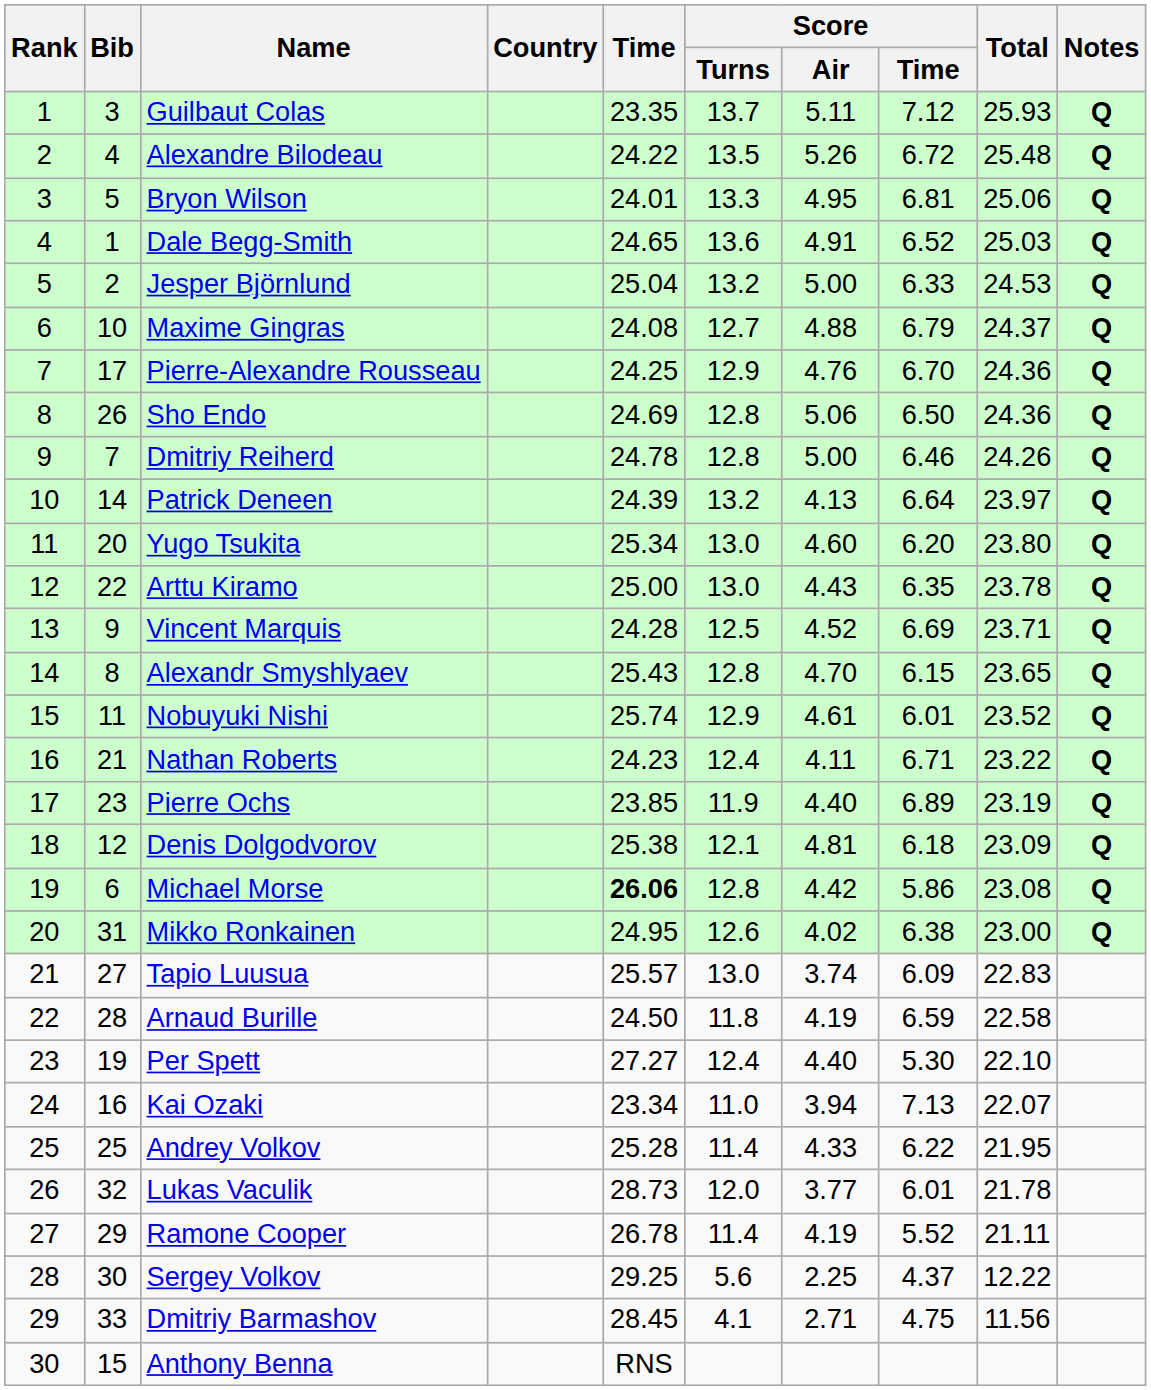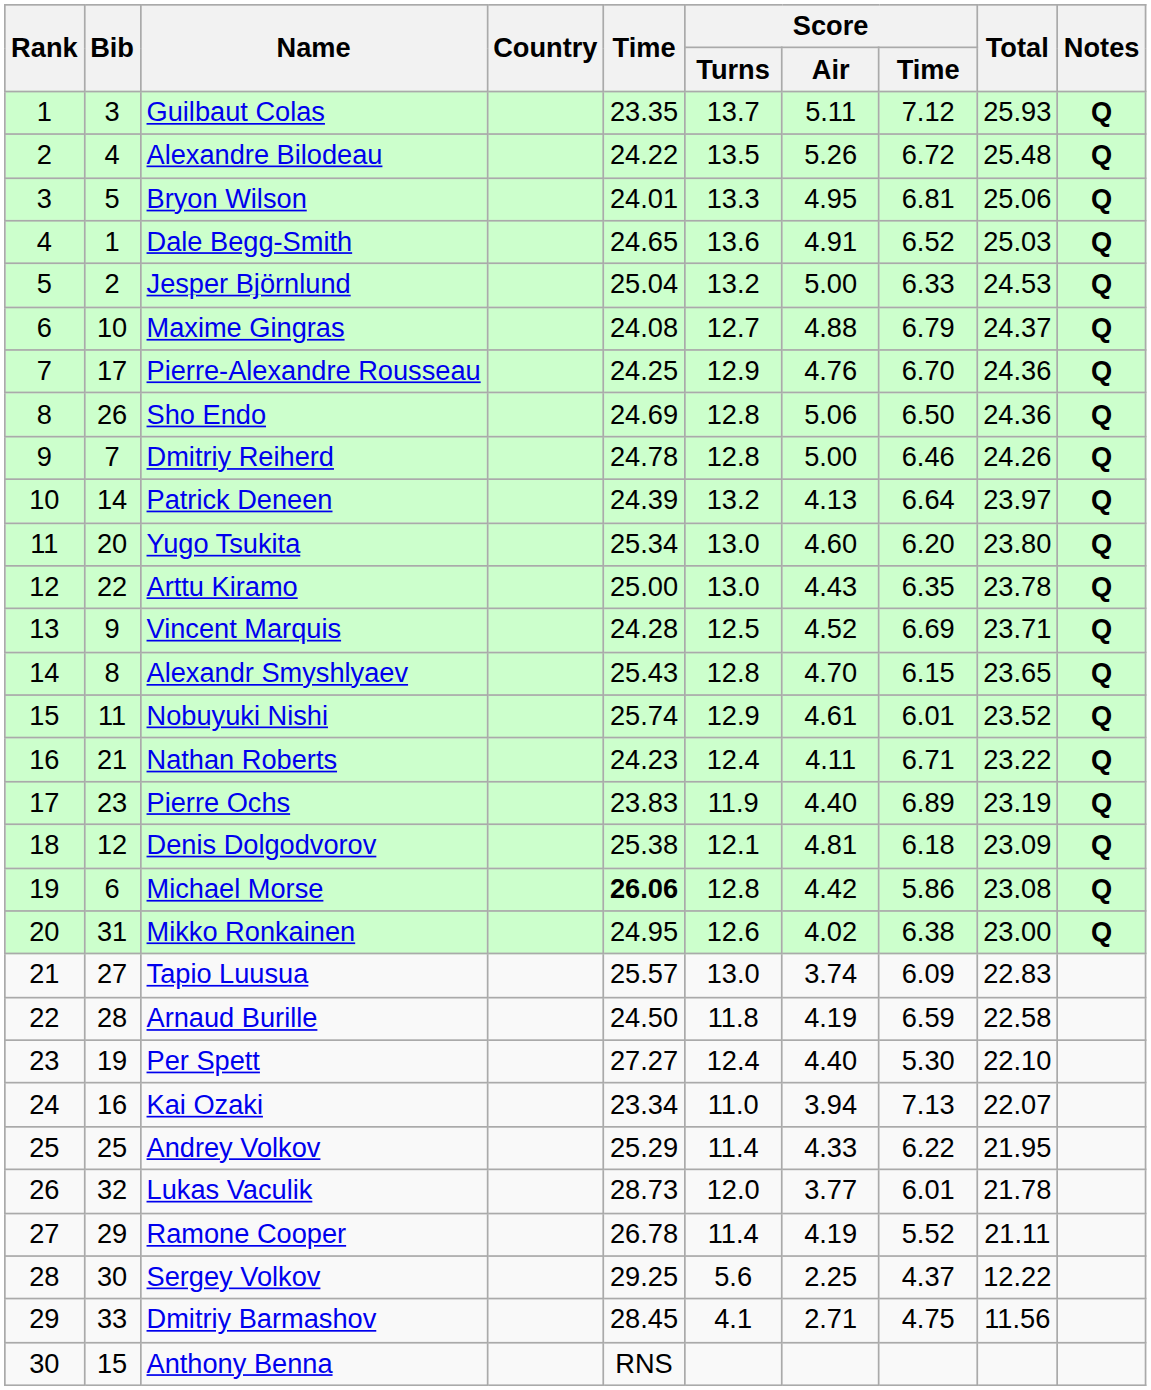(644, 802) 23.85 -> (644, 802) 23.83
(644, 1147) 25.28 -> (644, 1147) 25.29
